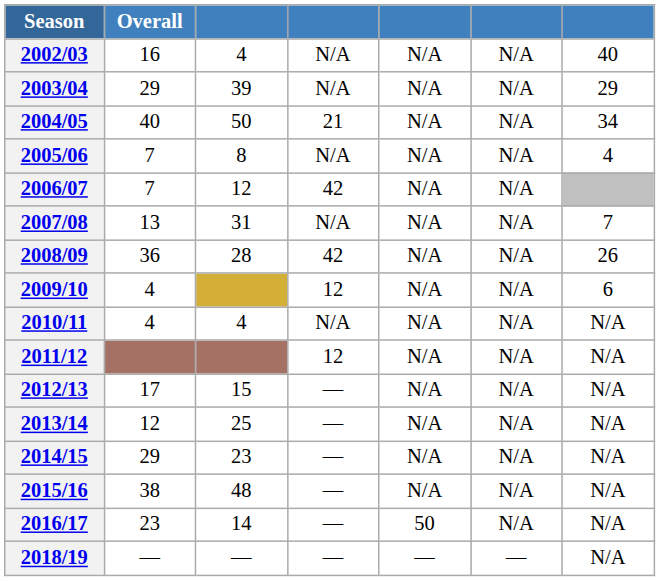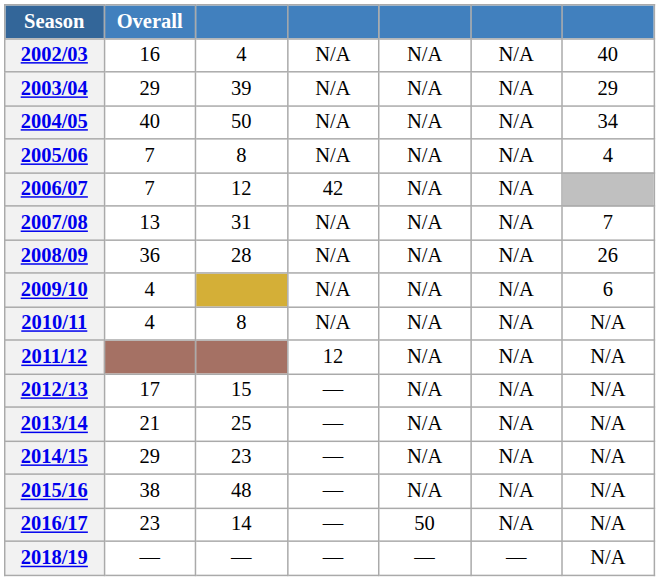(333, 121) 21 -> (333, 121) N/A
(333, 255) 42 -> (333, 255) N/A
(333, 289) 12 -> (333, 289) N/A
(241, 322) 4 -> (241, 322) 8
(150, 423) 12 -> (150, 423) 21
